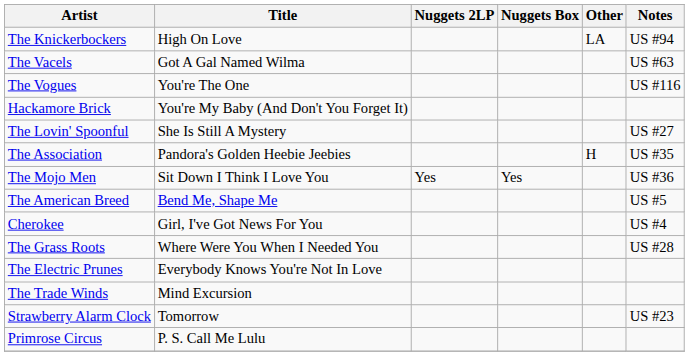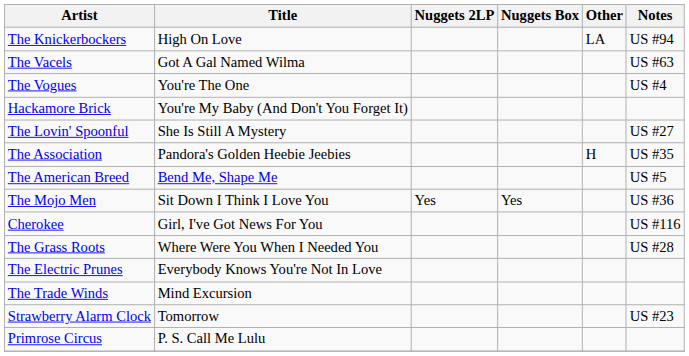(655, 85) US #116 -> (648, 85) US #4
rows swapped: (52, 177) <-> (68, 200)
(648, 223) US #4 -> (655, 223) US #116
